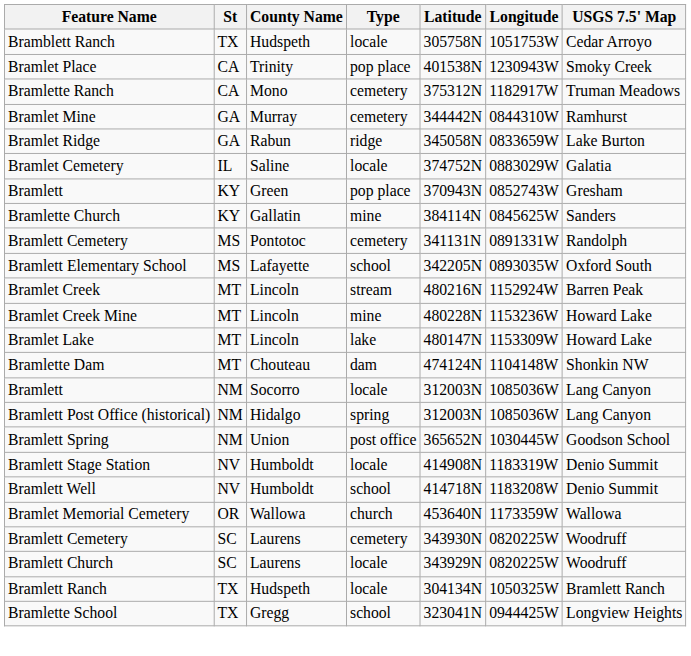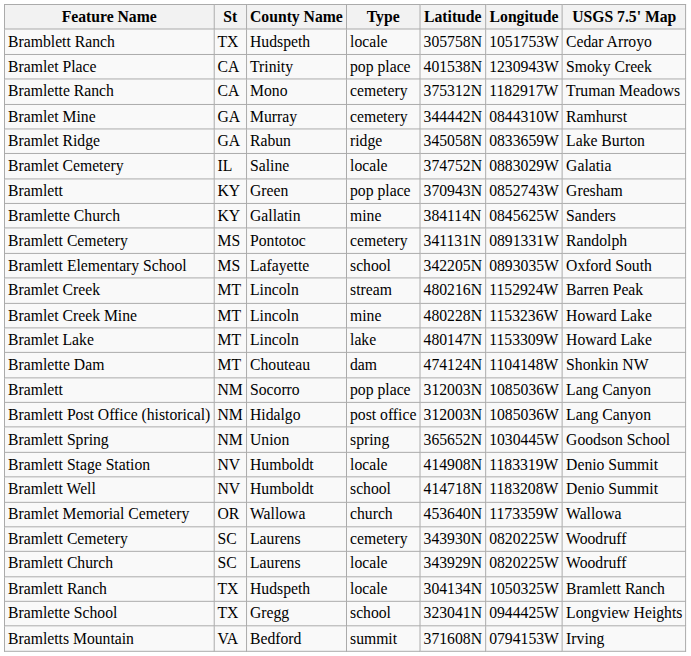(369, 389) locale -> (380, 389) pop place
(370, 414) spring -> (383, 414) post office
(383, 439) post office -> (370, 439) spring
+ row: (71, 638)
